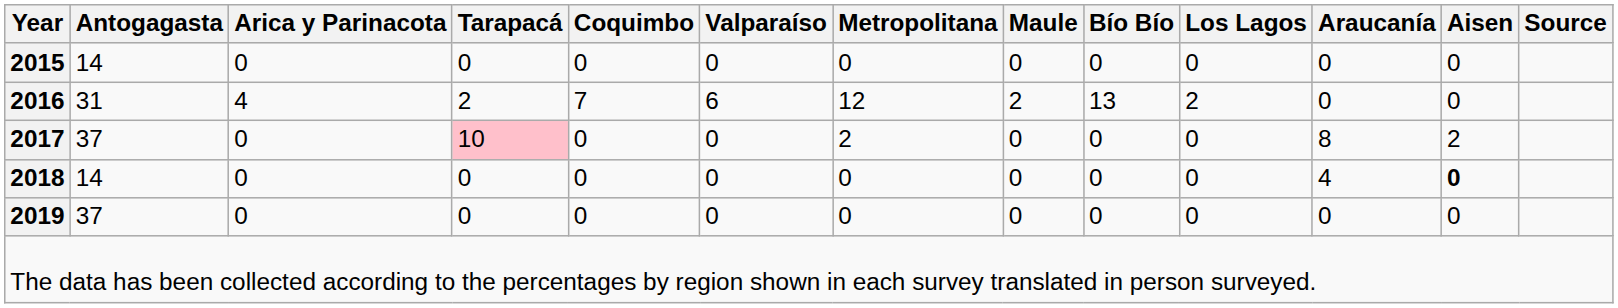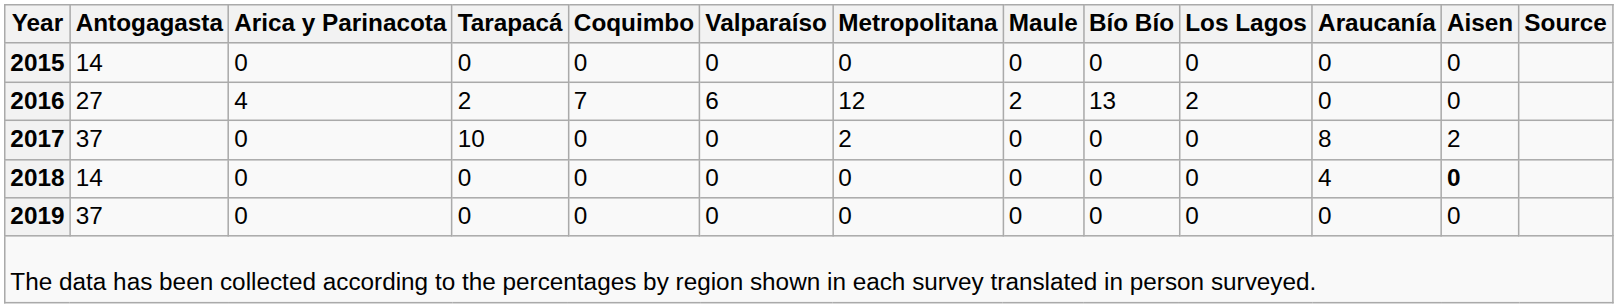(89, 100) 31 -> (89, 100) 27
(471, 139) pink background -> (471, 139) no background
